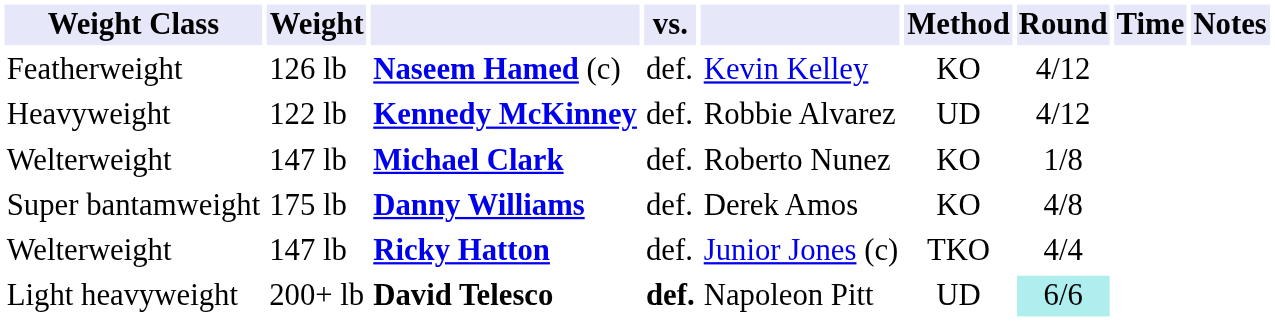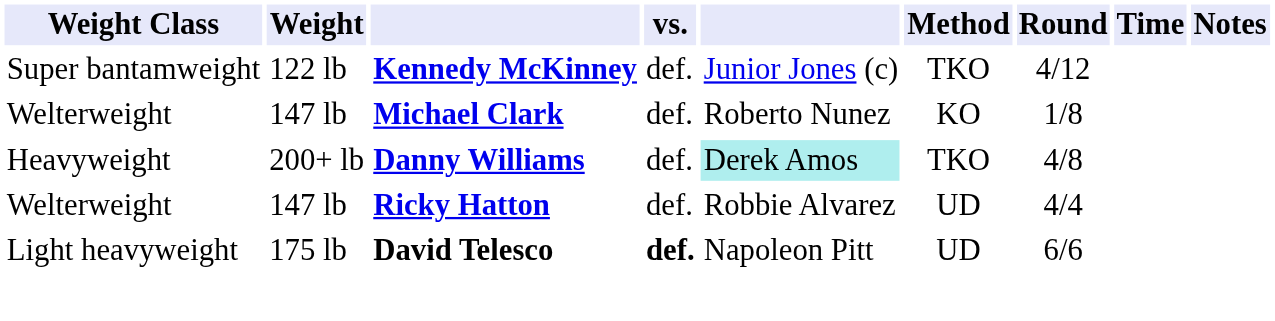- row: (497, 69)
(89, 114) Heavyweight -> (133, 69) Super bantamweight
(800, 114) Robbie Alvarez -> (801, 69) Junior Jones (c)
(959, 114) UD -> (959, 69) TKO
(133, 205) Super bantamweight -> (89, 159) Heavyweight
(308, 205) 175 lb -> (317, 159) 200+ lb
(781, 205) no background -> (781, 159) paleturquoise background
(959, 205) KO -> (959, 159) TKO
(801, 250) Junior Jones (c) -> (800, 205) Robbie Alvarez
(959, 250) TKO -> (959, 205) UD
(317, 295) 200+ lb -> (308, 250) 175 lb
(1063, 295) paleturquoise background -> (1063, 250) no background
